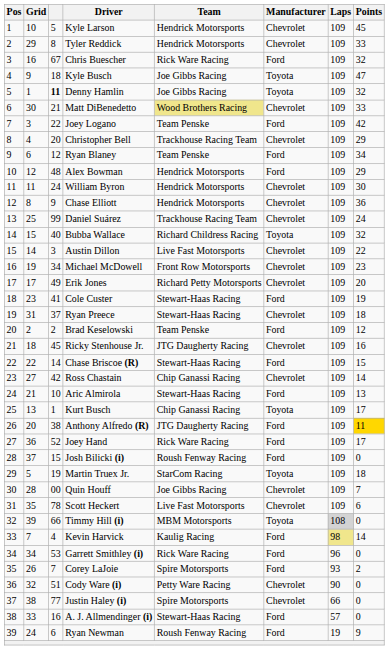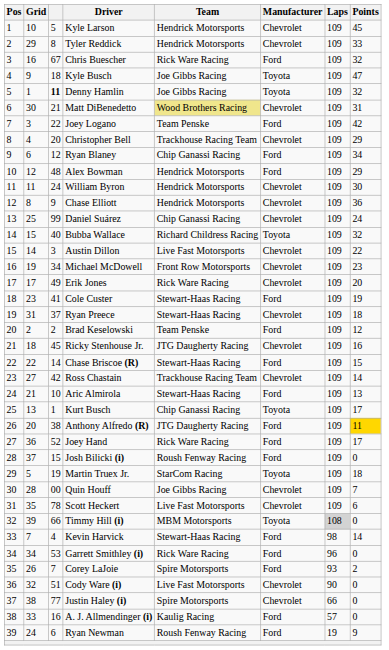(361, 107) 33 -> (357, 107) 31
(183, 155) Team Penske -> (198, 155) Chip Ganassi Racing
(207, 218) Trackhouse Racing Team -> (198, 218) Chip Ganassi Racing
(209, 282) Richard Petty Motorsports -> (193, 282) Rick Ware Racing
(198, 377) Chip Ganassi Racing -> (207, 377) Trackhouse Racing Team
(185, 537) Kaulig Racing -> (199, 537) Stewart-Haas Racing
(335, 537) khaki background -> (332, 537) no background
(194, 584) Petty Ware Racing -> (201, 584) Live Fast Motorsports
(199, 616) Stewart-Haas Racing -> (185, 616) Kaulig Racing
